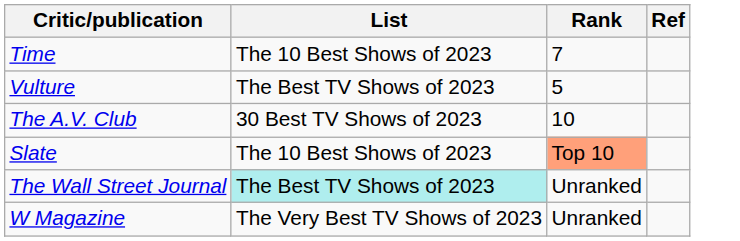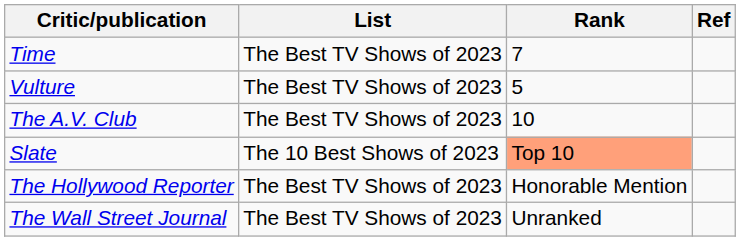(364, 53) The 10 Best Shows of 2023 -> (373, 53) The Best TV Shows of 2023
(359, 119) 30 Best TV Shows of 2023 -> (373, 119) The Best TV Shows of 2023
+ row: (122, 185)
(365, 185) paleturquoise background -> (373, 218) no background
- row: (67, 218)
